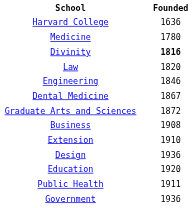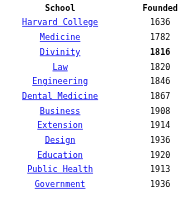(171, 37) 1780 -> (160, 37) 1782
- row: (71, 111)
(171, 140) 1910 -> (160, 125) 1914
(171, 184) 1911 -> (160, 169) 1913
